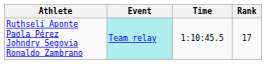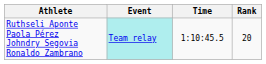(247, 38) 17 -> (247, 38) 20
